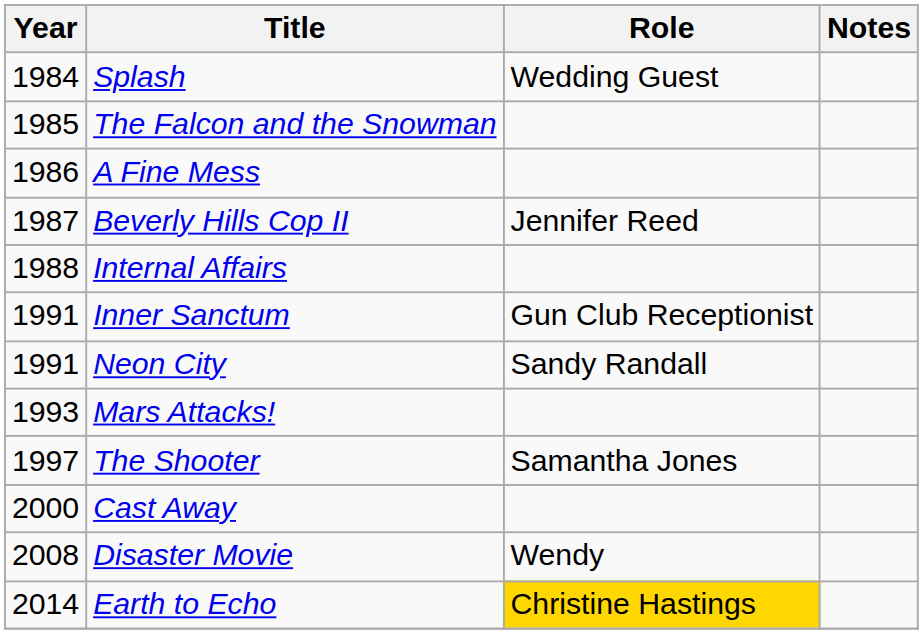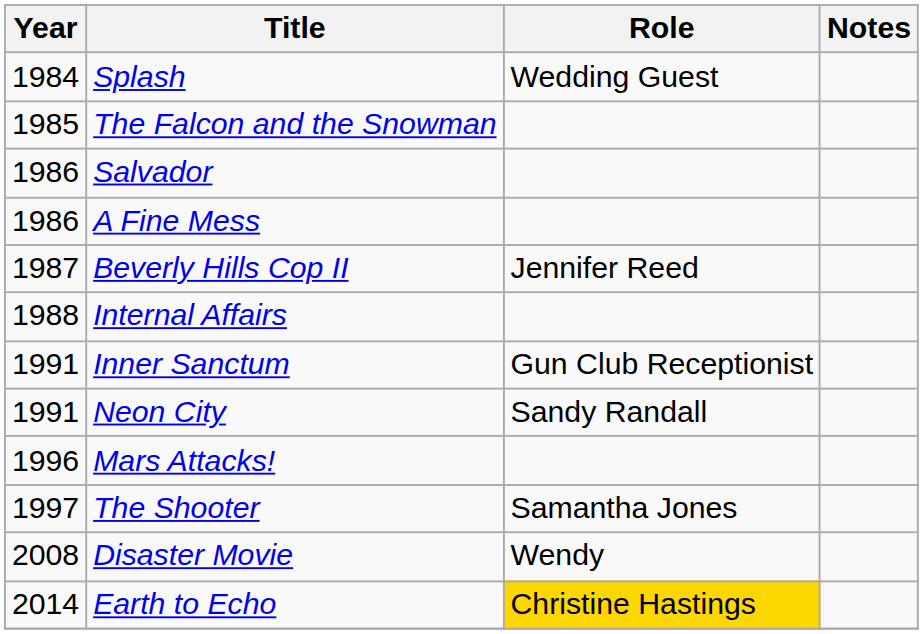+ row: (153, 172)
(46, 412) 1993 -> (46, 460) 1996
- row: (165, 508)
